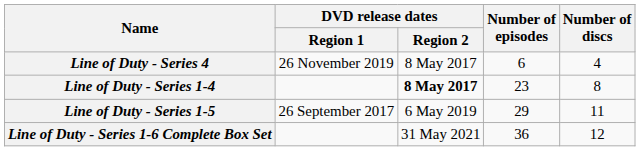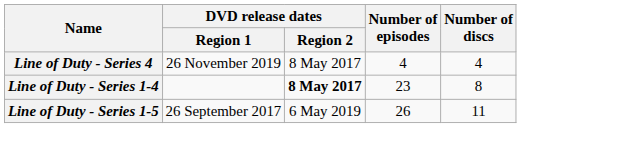(522, 63) 6 -> (403, 63) 4
(522, 110) 29 -> (403, 110) 26
- row: (140, 134)
